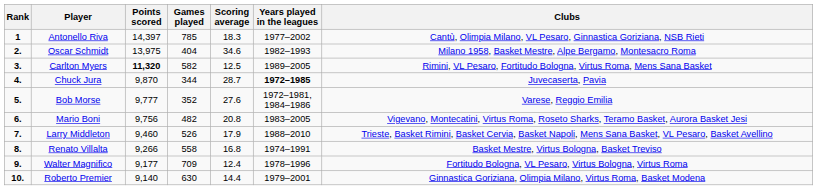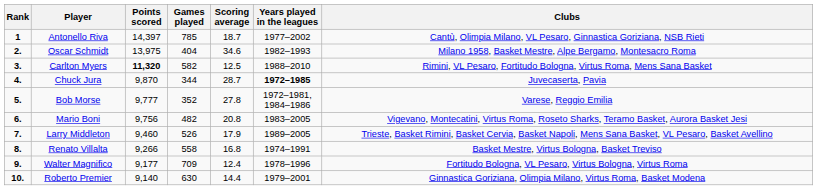(232, 37) 18.3 -> (232, 37) 18.7
(287, 66) 1989–2005 -> (287, 66) 1988–2010
(232, 100) 27.6 -> (232, 100) 27.8
(287, 134) 1988–2010 -> (287, 134) 1989–2005
